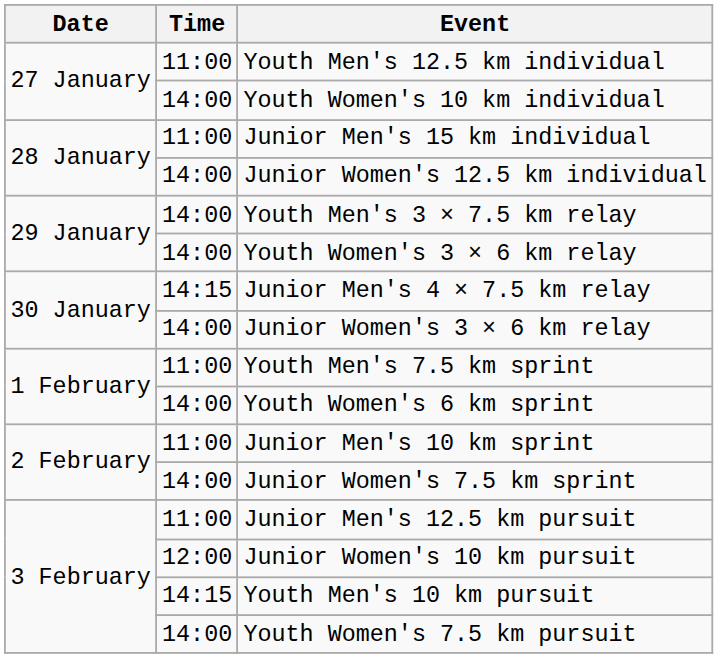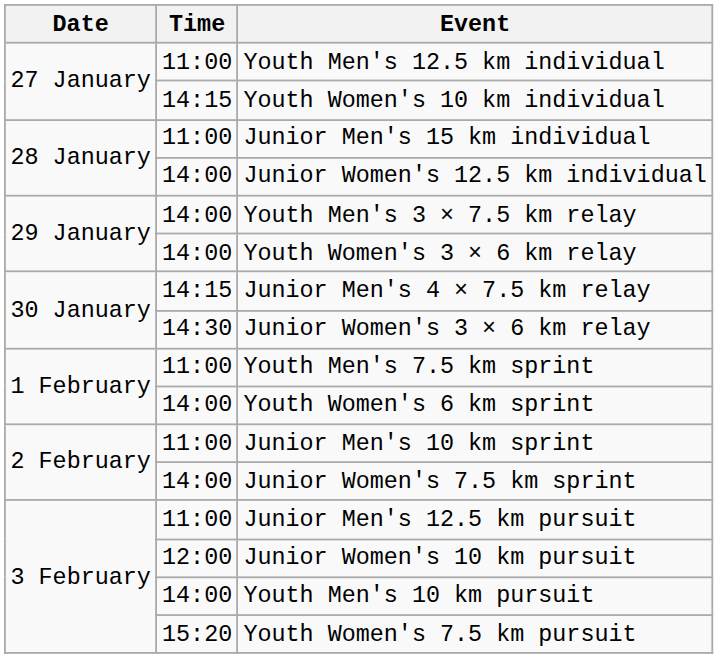(197, 100) 14:00 -> (197, 100) 14:15
(197, 329) 14:00 -> (197, 329) 14:30
(197, 596) 14:15 -> (197, 596) 14:00
(197, 634) 14:00 -> (197, 634) 15:20
